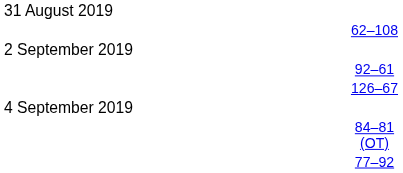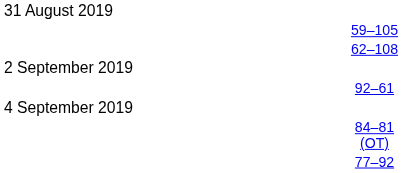+ row: (157, 30)
- row: (157, 88)
